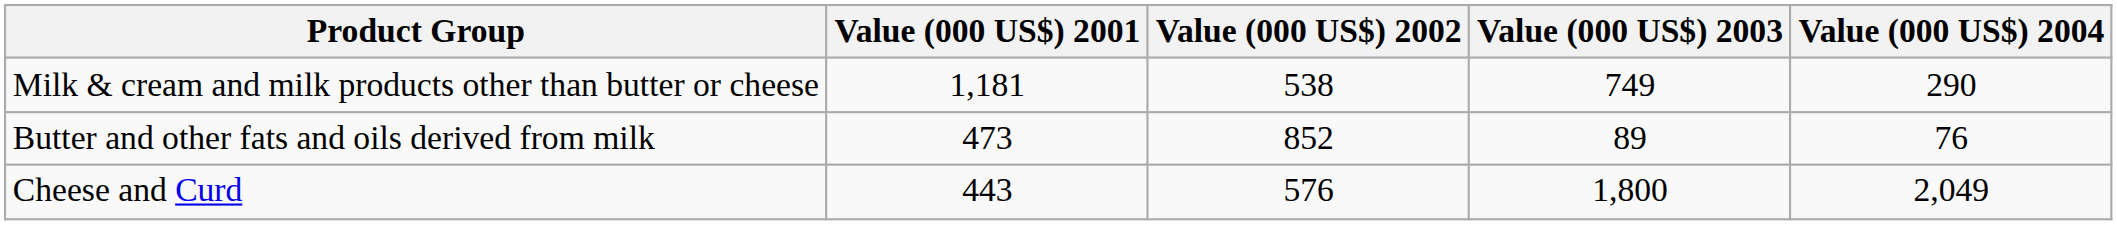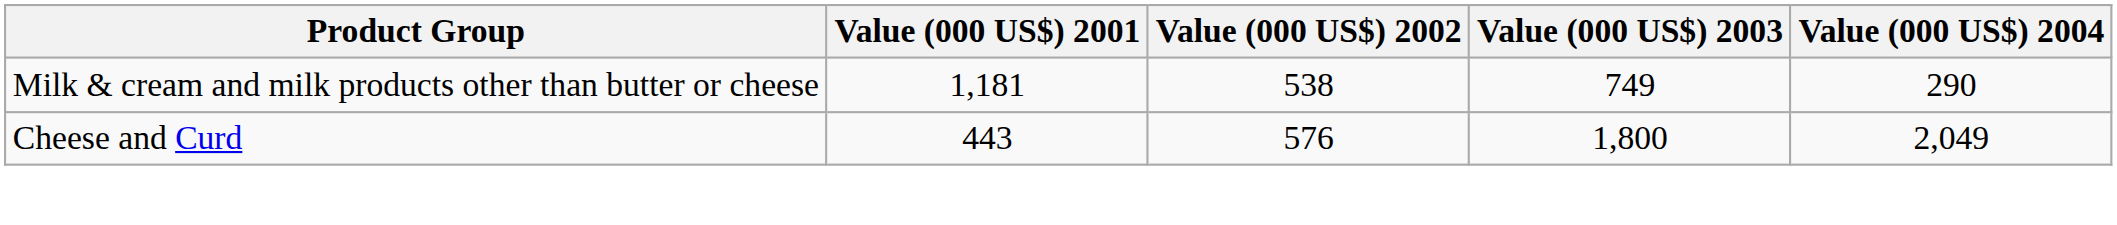- row: (334, 137)
